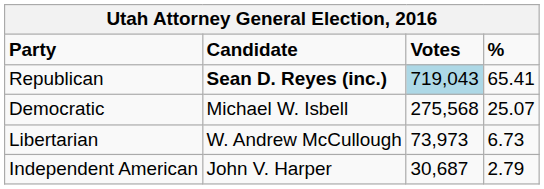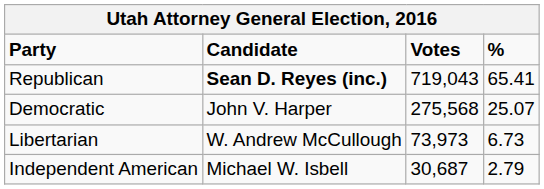(445, 79) lightblue background -> (445, 79) no background
(277, 109) Michael W. Isbell -> (269, 109) John V. Harper
(269, 169) John V. Harper -> (277, 169) Michael W. Isbell
